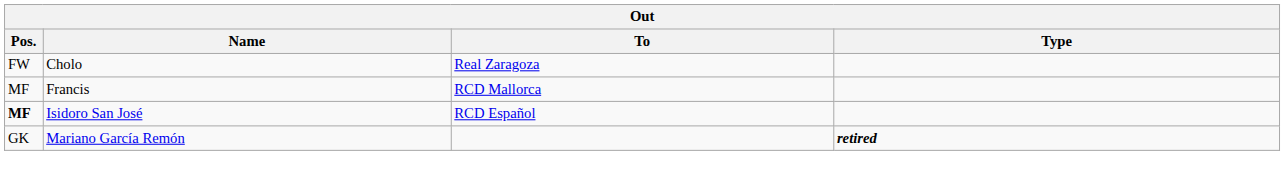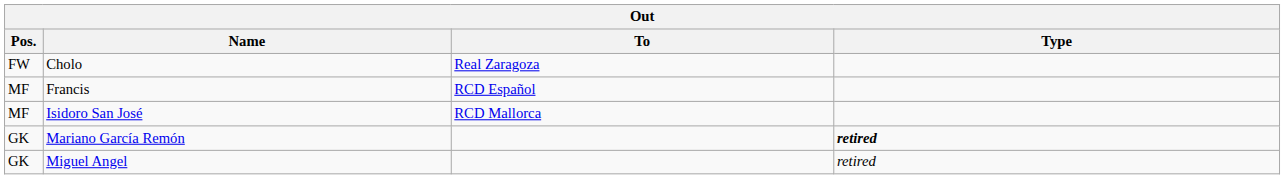(498, 89) RCD Mallorca -> (495, 89) RCD Español
(19, 113) bold -> (19, 113) normal
(495, 113) RCD Español -> (498, 113) RCD Mallorca
+ row: (87, 162)
